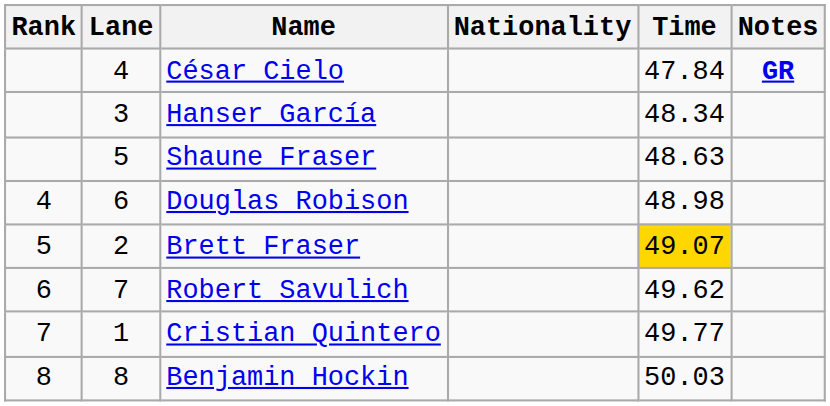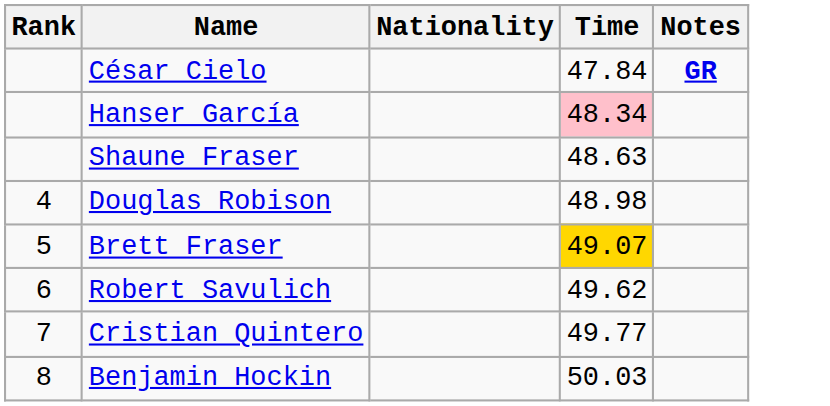- column: (121, 27)
(684, 115) no background -> (607, 115) pink background
